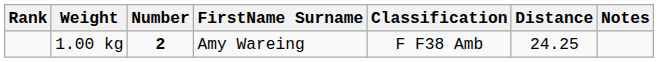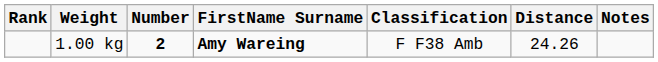(251, 44) normal -> (251, 44) bold
(554, 44) 24.25 -> (554, 44) 24.26
